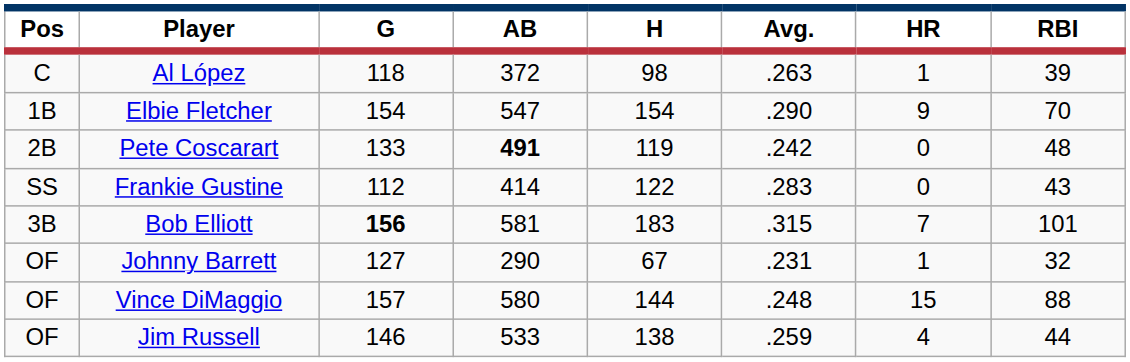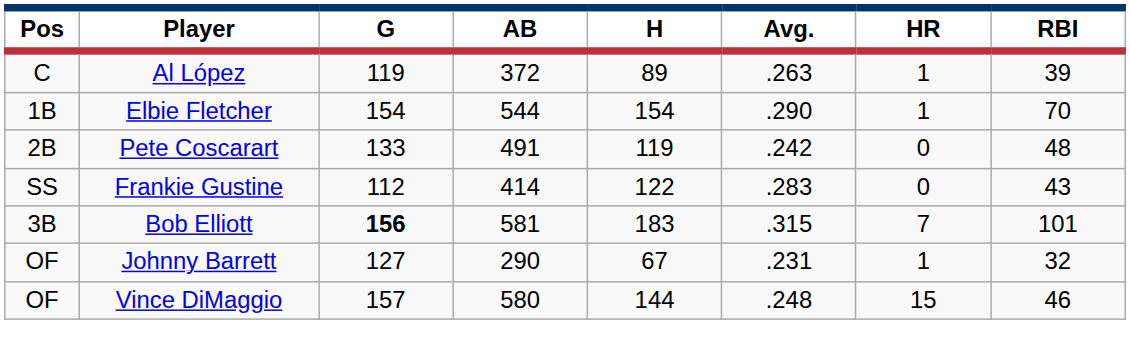(386, 73) 118 -> (386, 73) 119
(655, 73) 98 -> (655, 73) 89
(520, 110) 547 -> (520, 110) 544
(923, 110) 9 -> (923, 110) 1
(520, 148) bold -> (520, 148) normal
(1058, 299) 88 -> (1058, 299) 46
- row: (199, 337)
